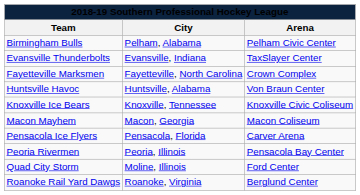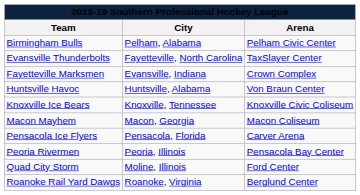(165, 58) Evansville, Indiana -> (183, 58) Fayetteville, North Carolina
(183, 74) Fayetteville, North Carolina -> (165, 74) Evansville, Indiana
